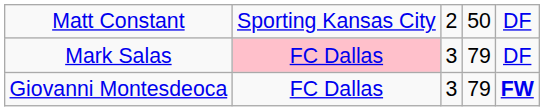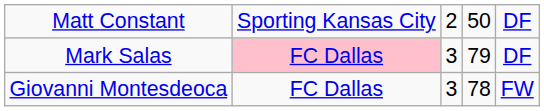(479, 88) 79 -> (479, 88) 78
(517, 88) bold -> (517, 88) normal
